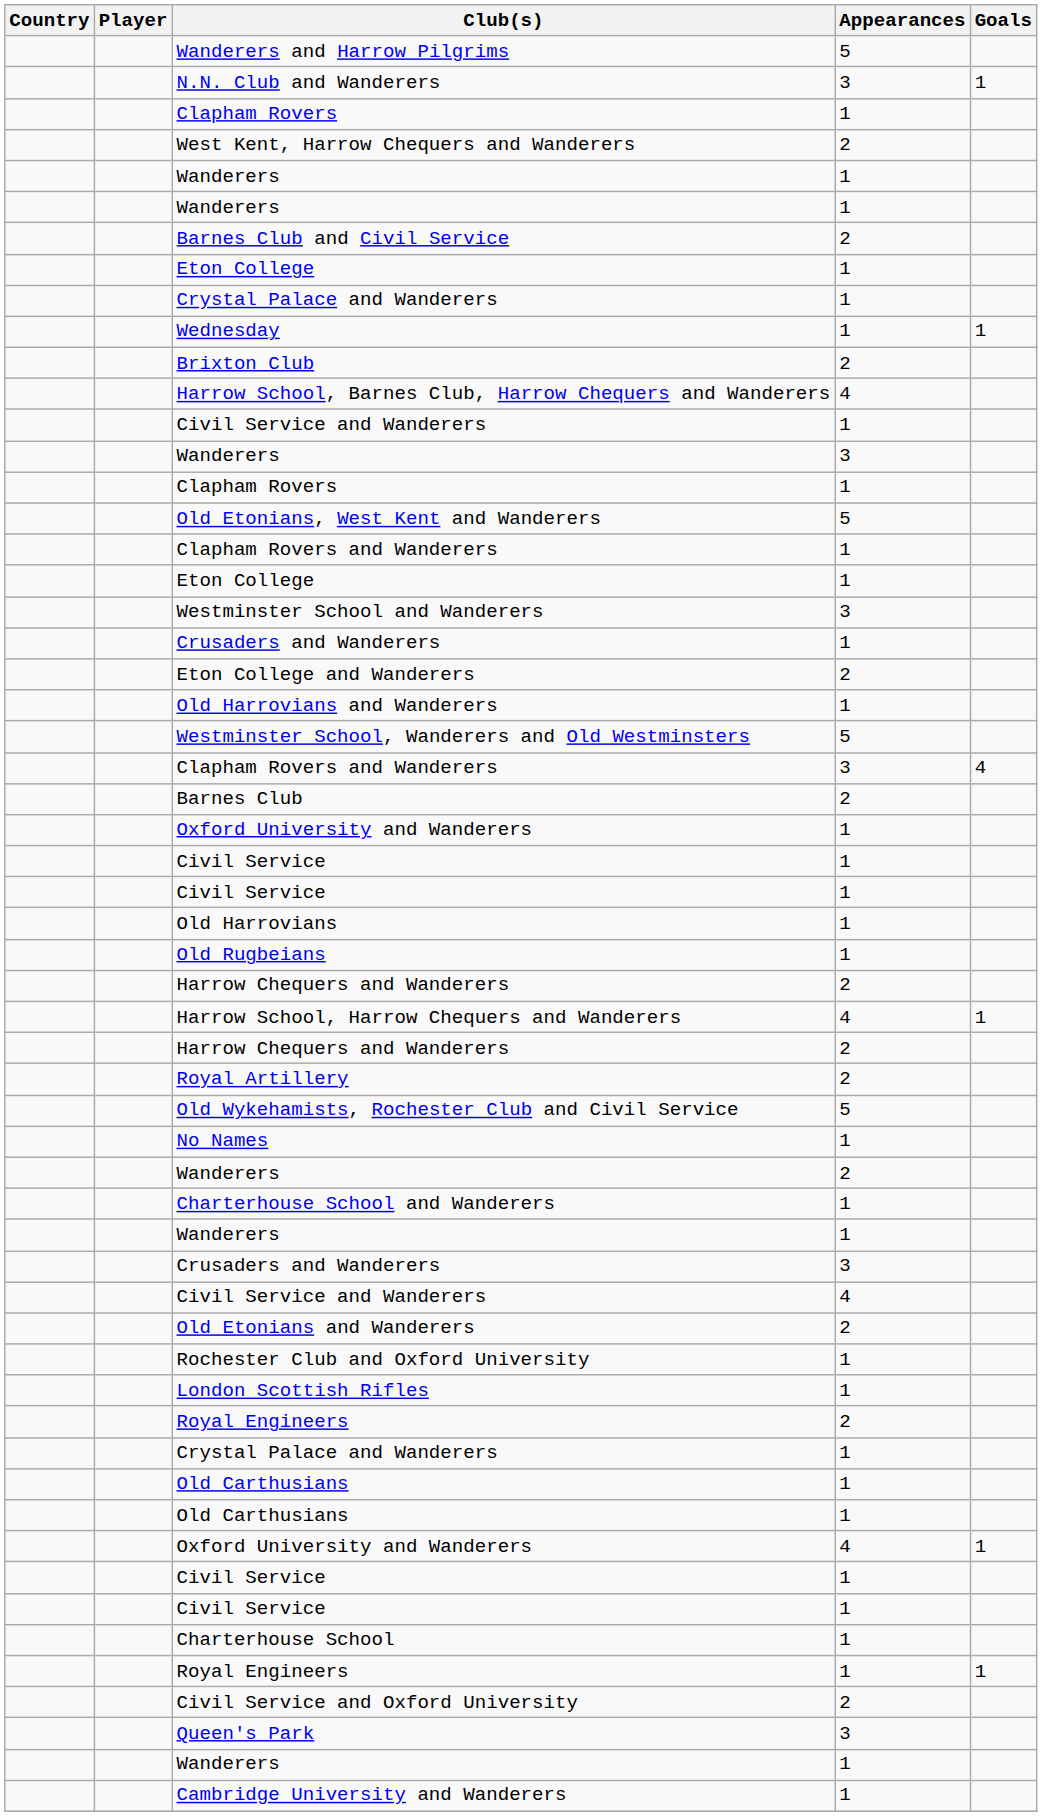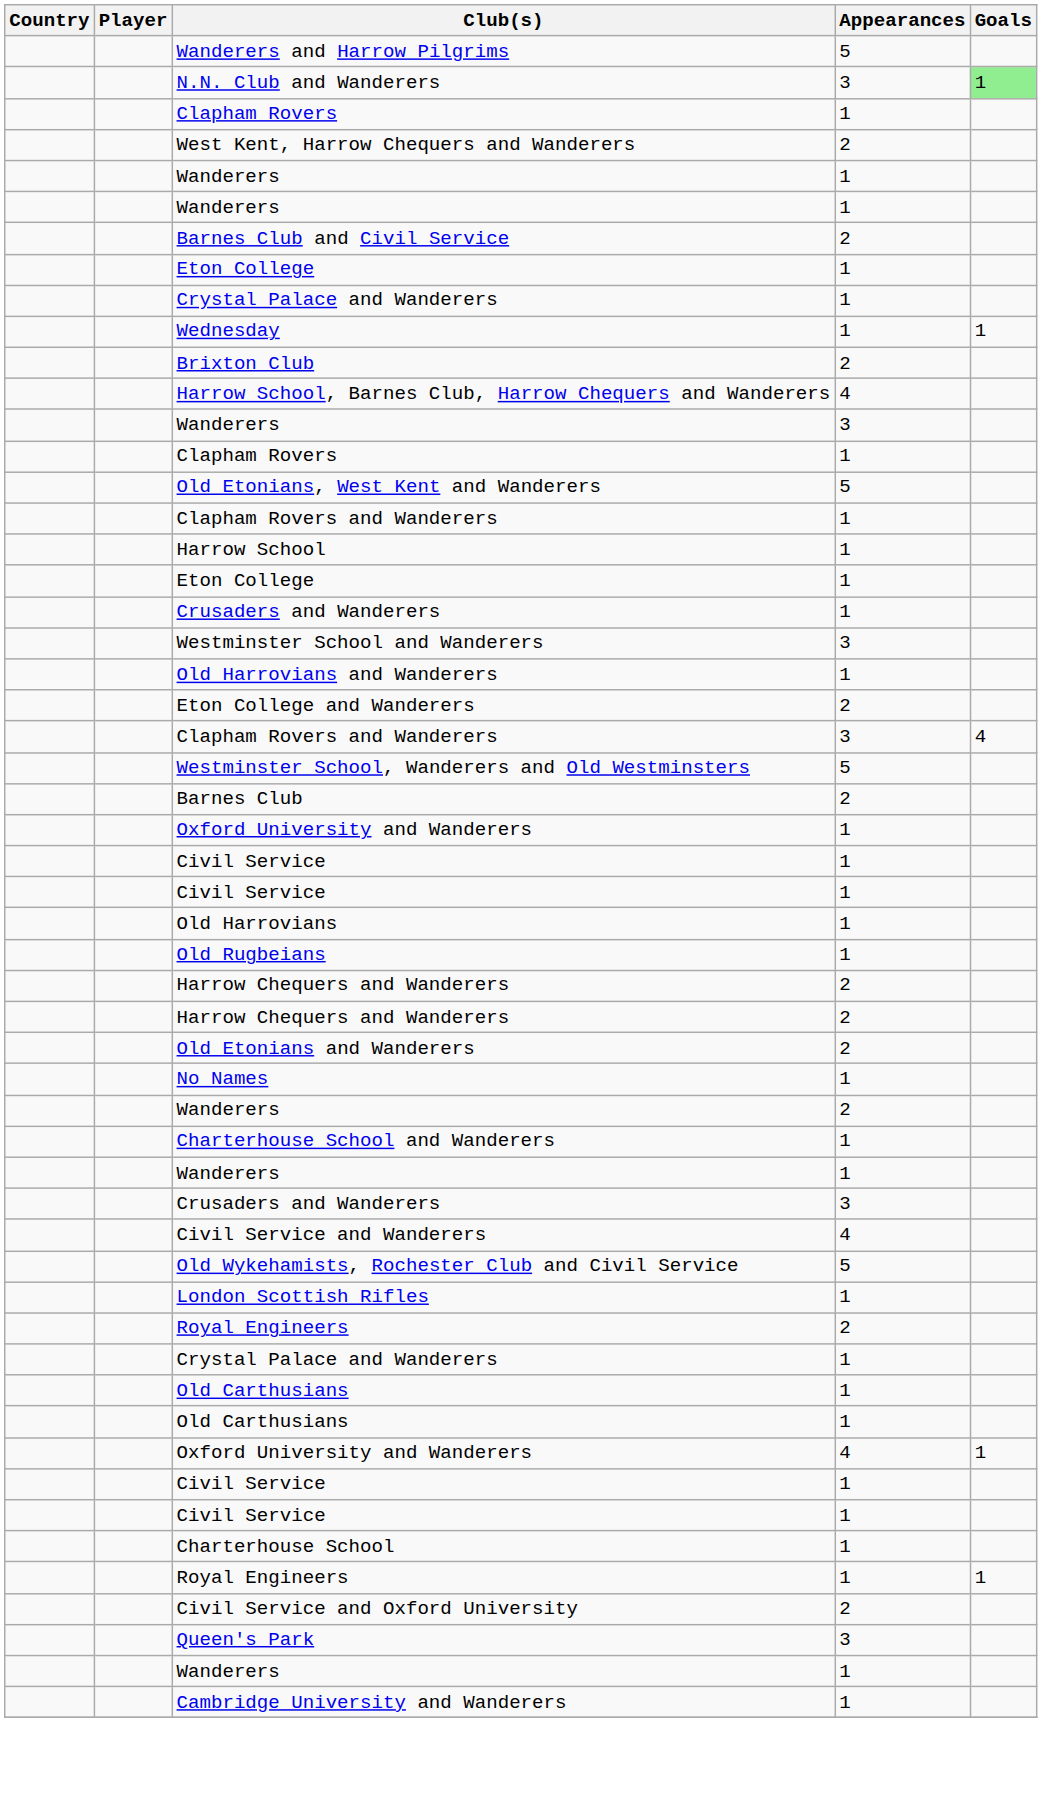(980, 83) no background -> (980, 83) lightgreen background
- row: (331, 425)
+ row: (251, 550)
rows swapped: (308, 643) <-> (360, 612)
rows swapped: (326, 674) <-> (337, 706)
rows swapped: (463, 737) <-> (337, 768)
- row: (429, 1017)
- row: (263, 1079)
rows swapped: (326, 1328) <-> (458, 1110)
- row: (383, 1360)
